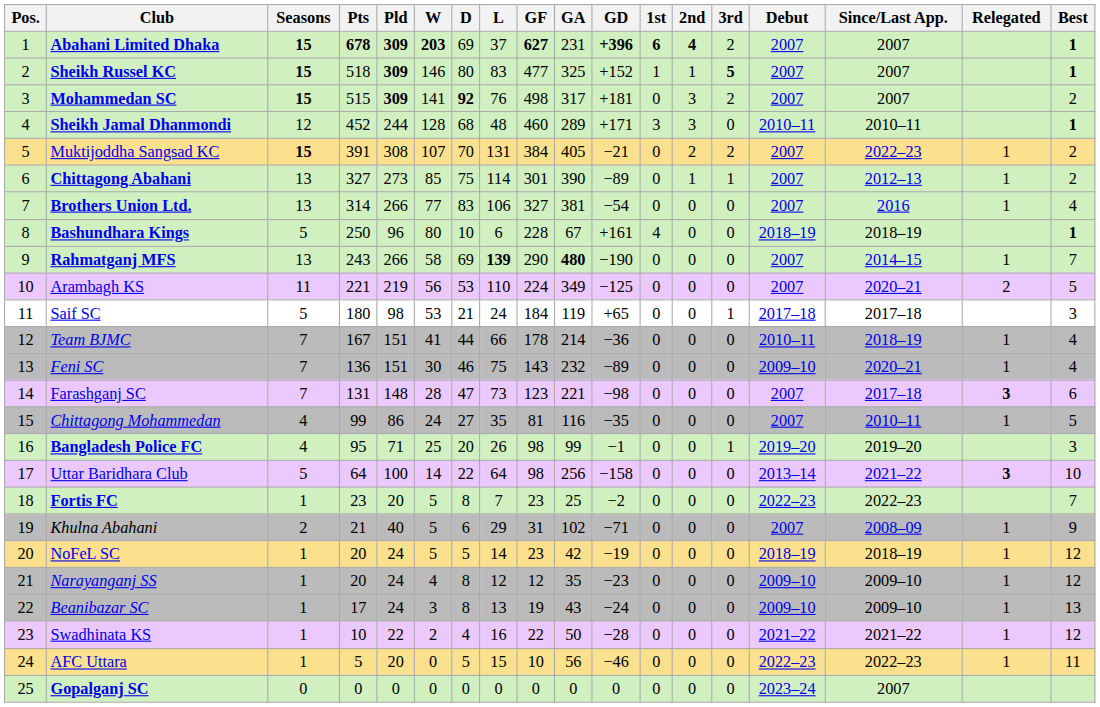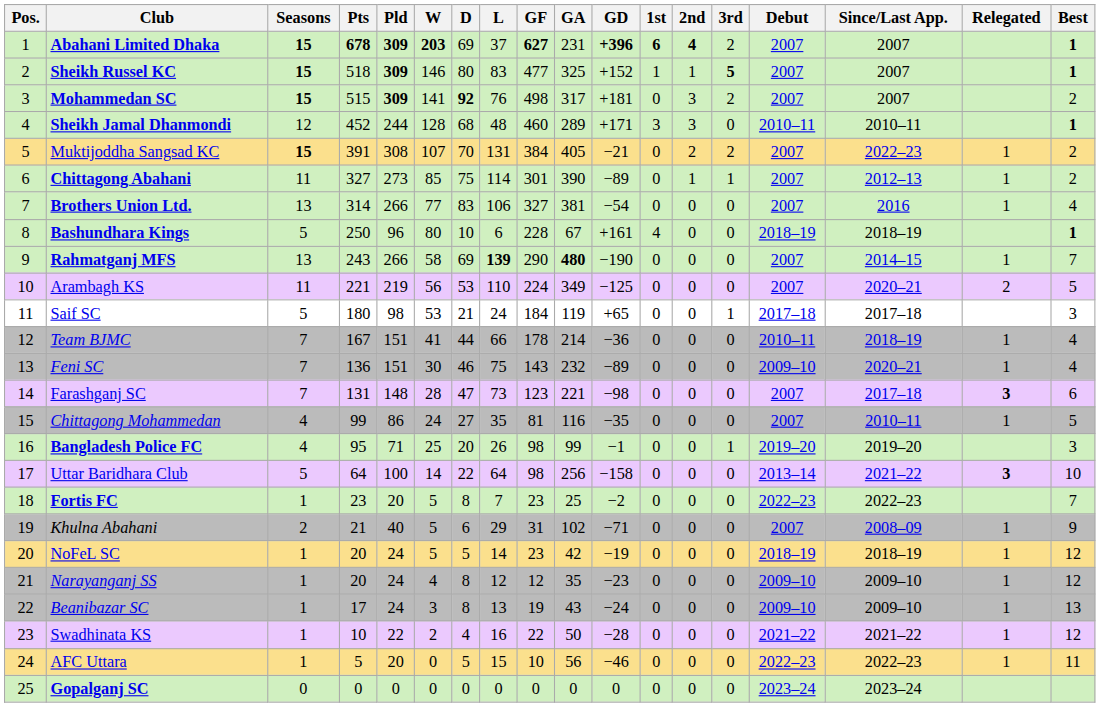(303, 178) 13 -> (303, 178) 11
(893, 688) 2007 -> (893, 688) 2023–24
